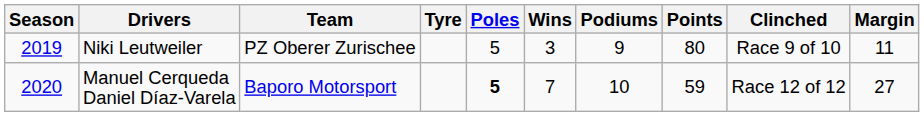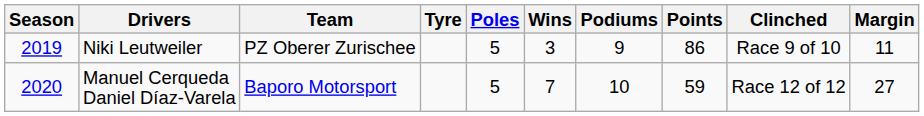(695, 48) 80 -> (695, 48) 86
(495, 87) bold -> (495, 87) normal
